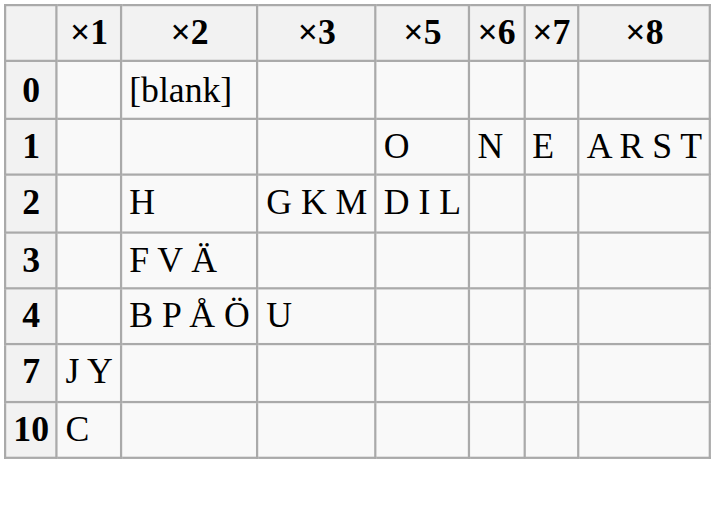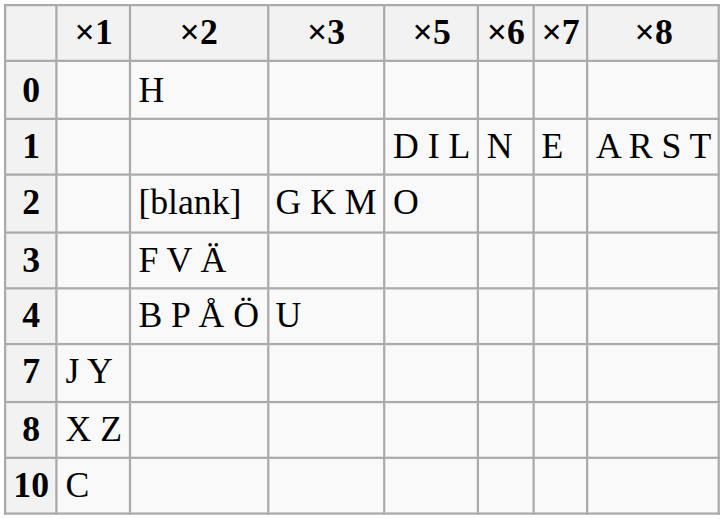(181, 89) [blank] -> (151, 89) H
(397, 145) O -> (432, 145) D I L
(142, 202) H -> (190, 202) [blank]
(422, 202) D I L -> (406, 202) O
+ row: (31, 428)
